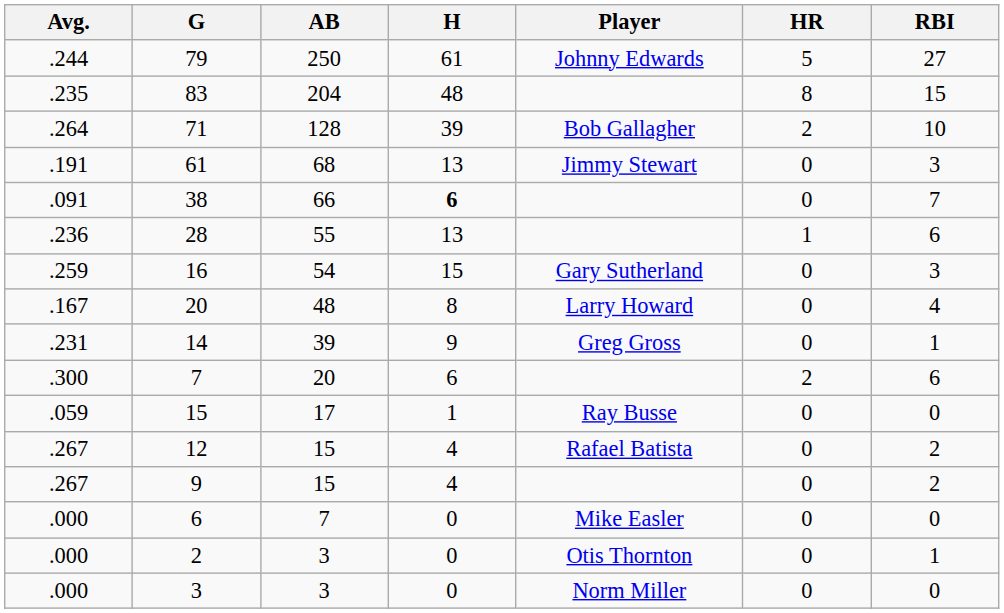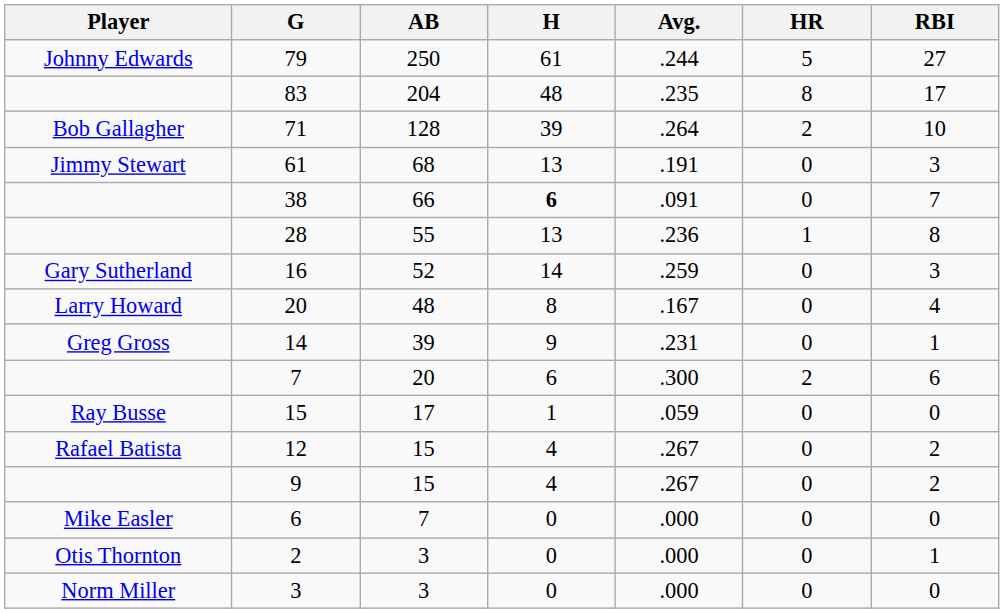columns swapped: (629, 22) <-> (69, 22)
(935, 93) 15 -> (935, 93) 17
(935, 235) 6 -> (935, 235) 8
(324, 270) 54 -> (424, 270) 52
(452, 270) 15 -> (551, 270) 14
